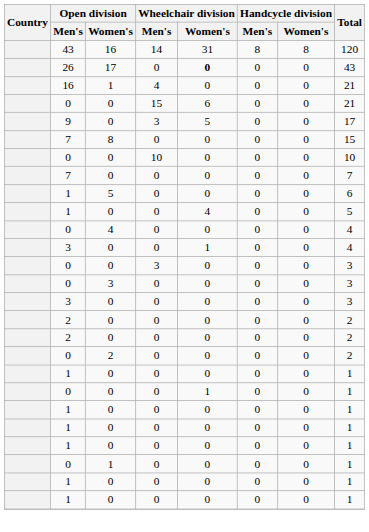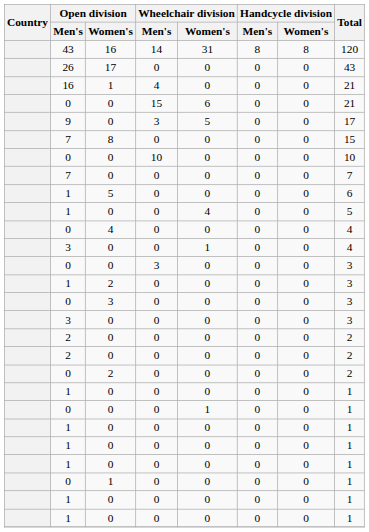(207, 67) bold -> (207, 67) normal
+ row: (68, 283)
